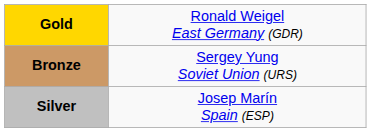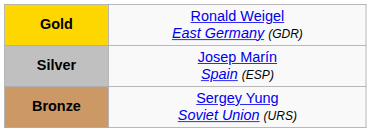rows swapped: (56, 106) <-> (56, 65)
